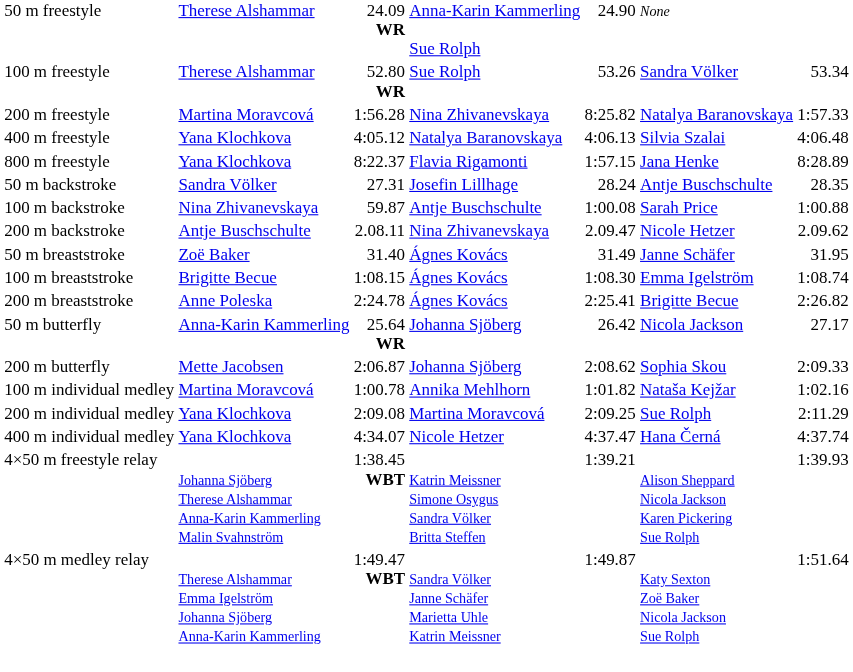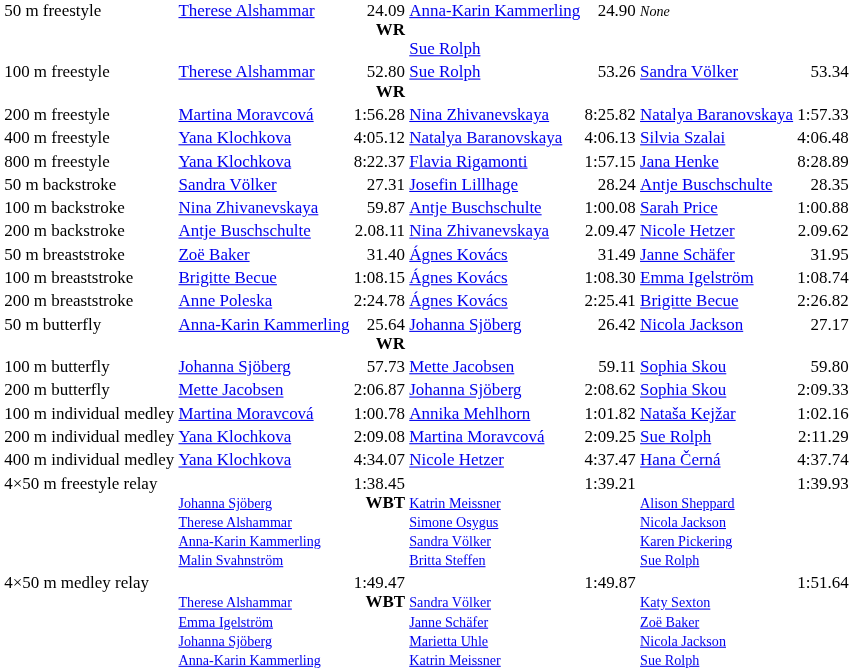+ row: (57, 366)
